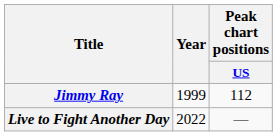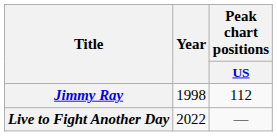(191, 95) 1999 -> (191, 95) 1998
